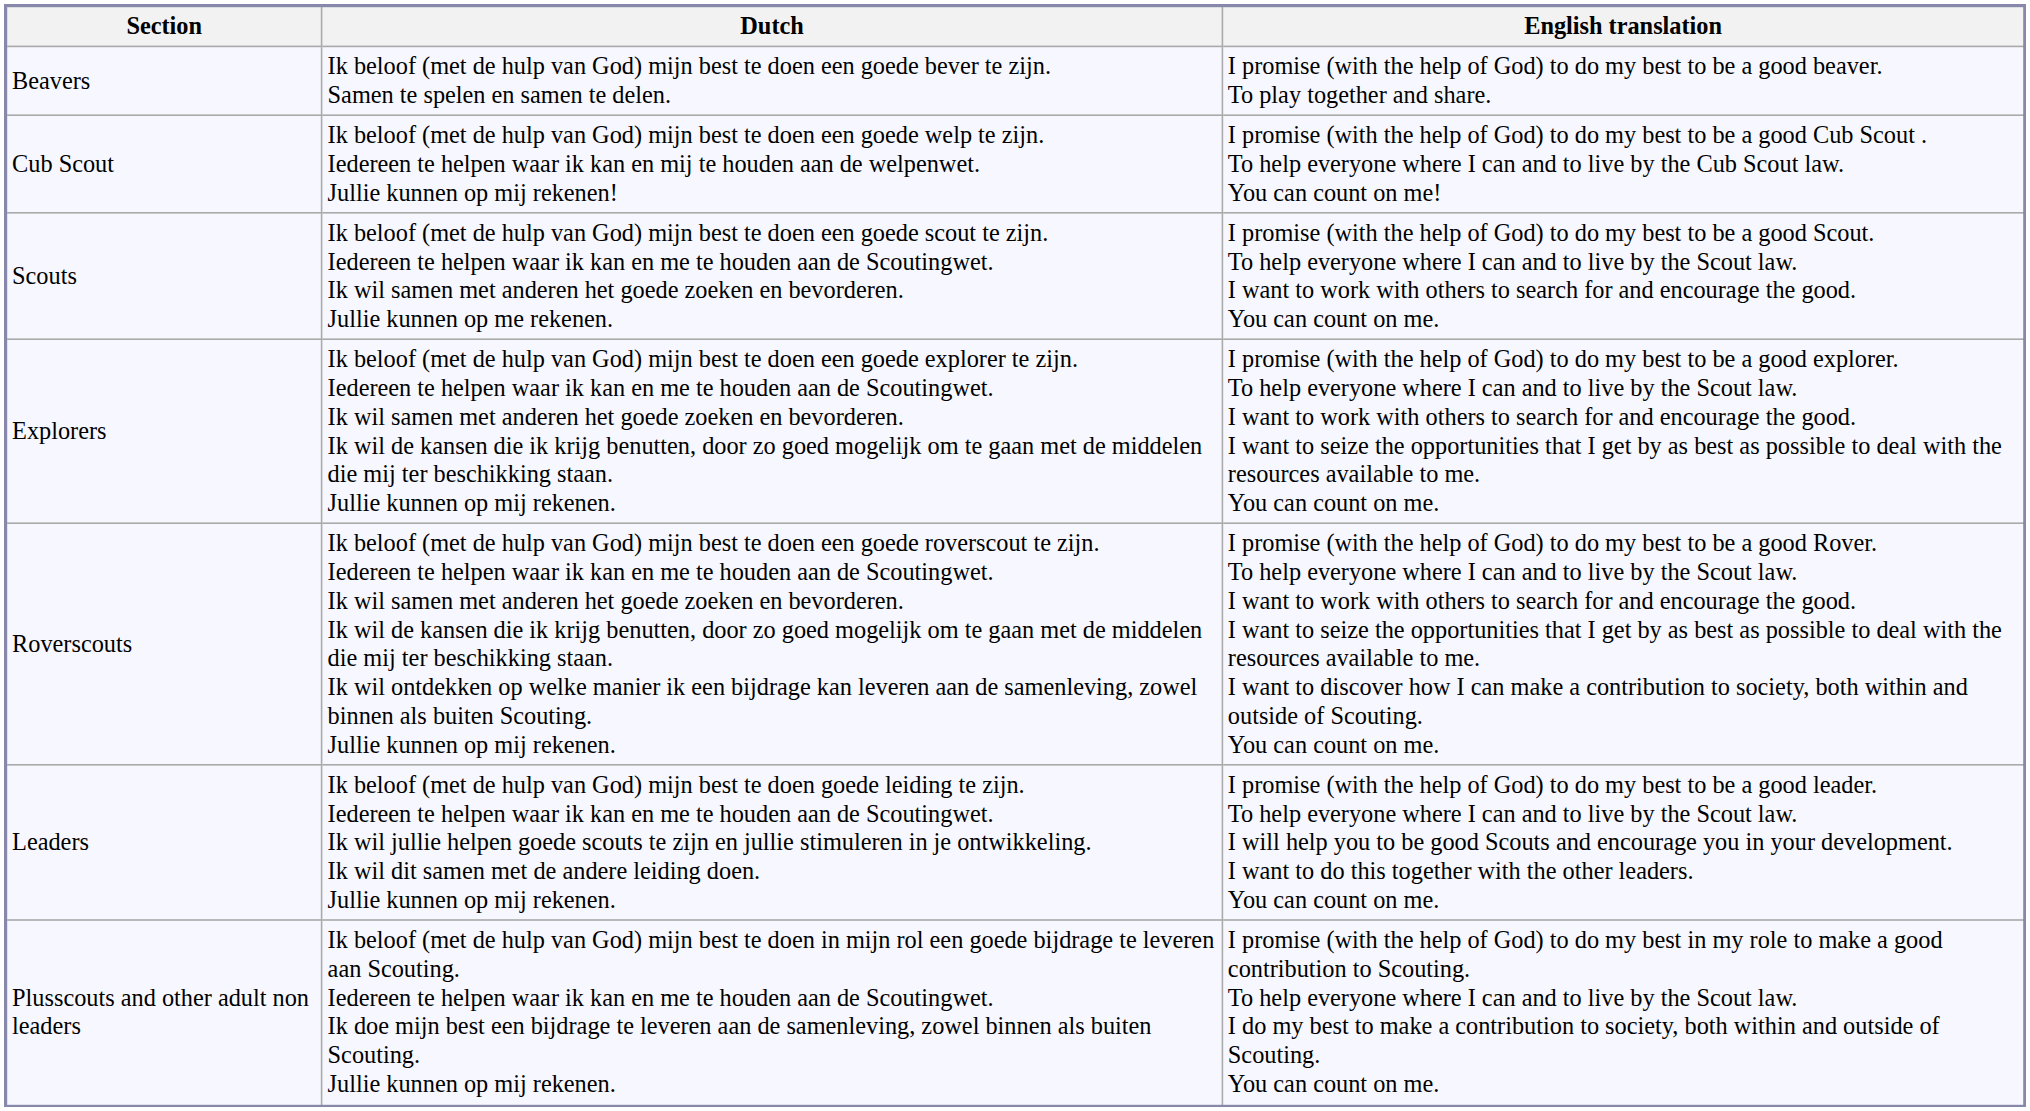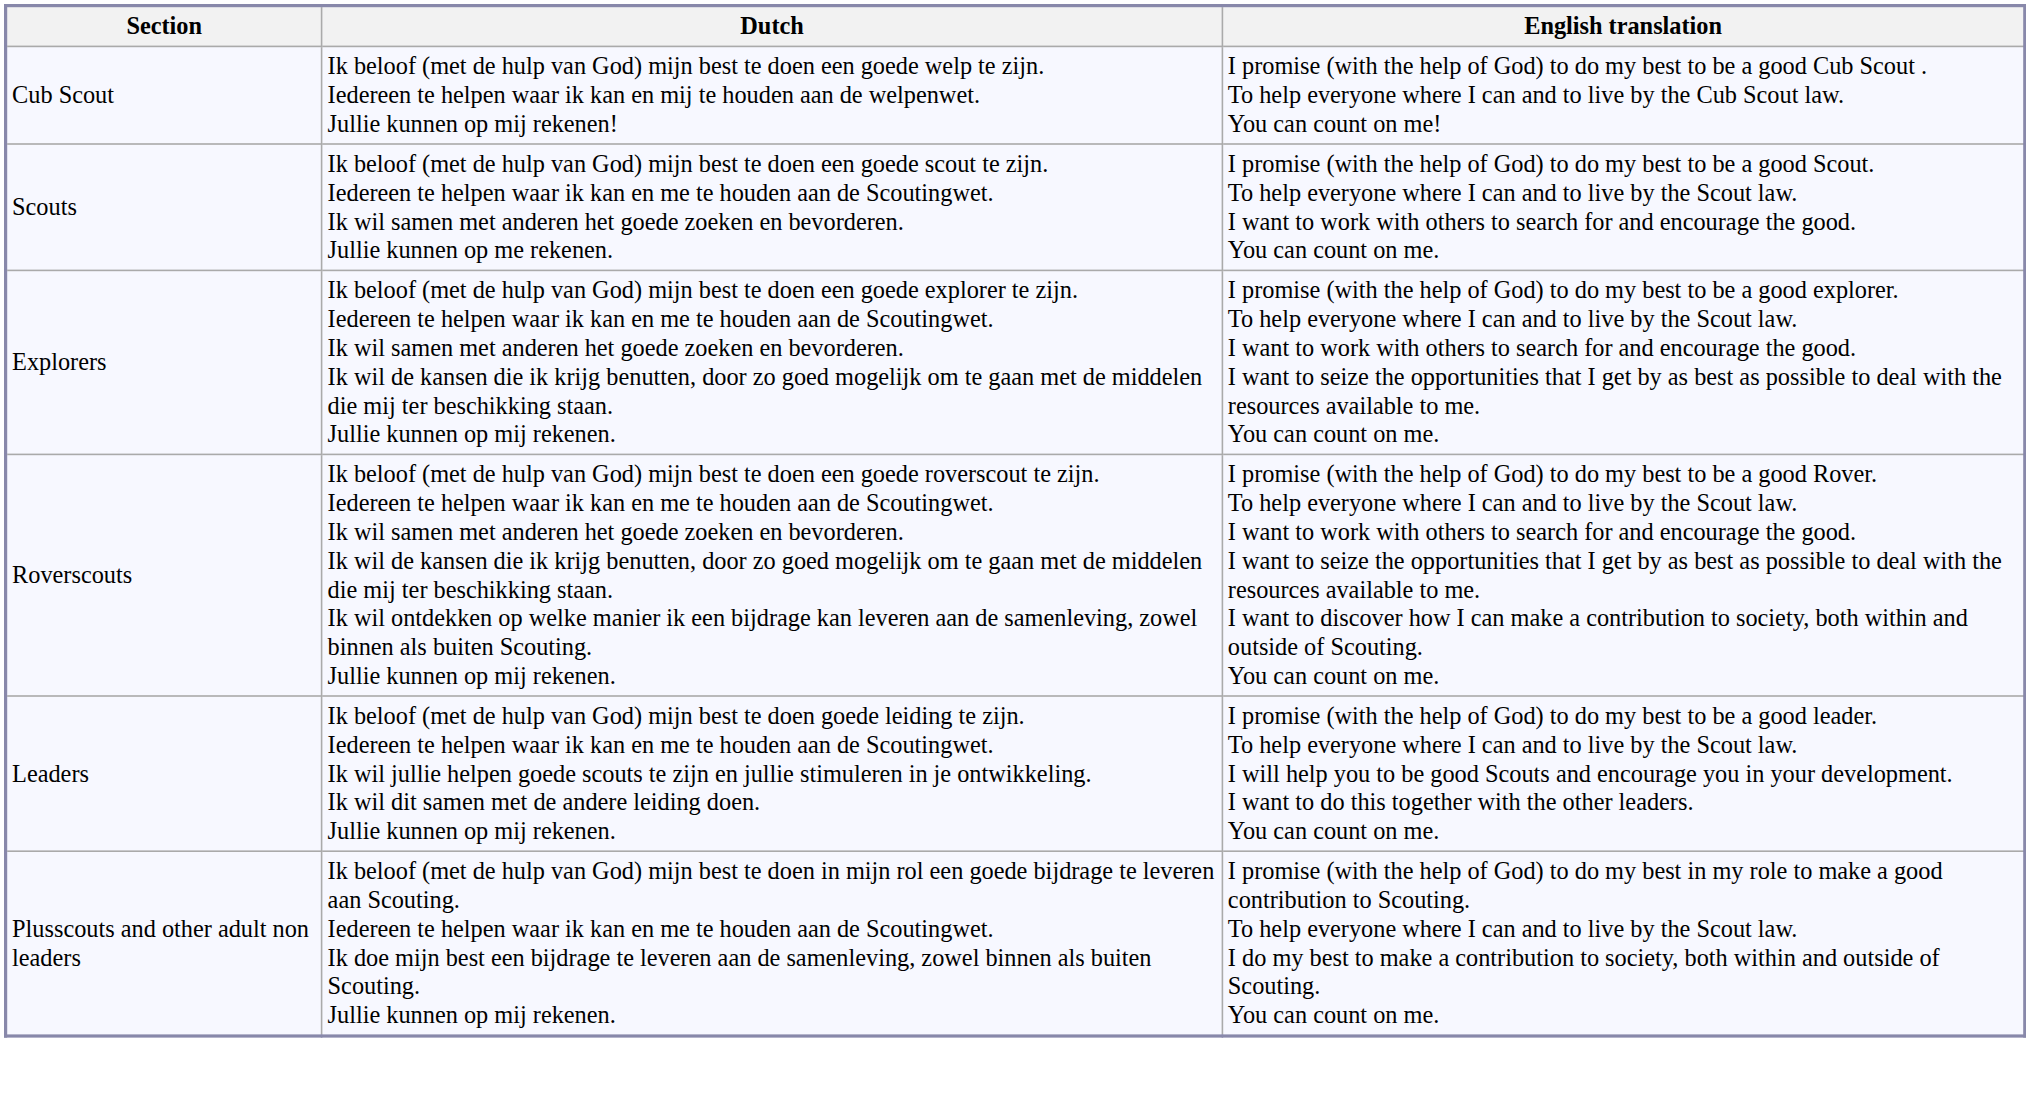- row: (51, 80)
